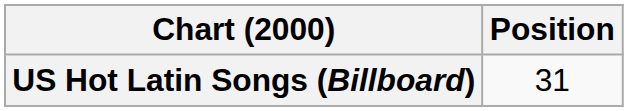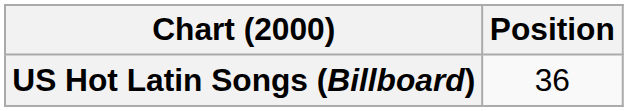(552, 79) 31 -> (552, 79) 36
